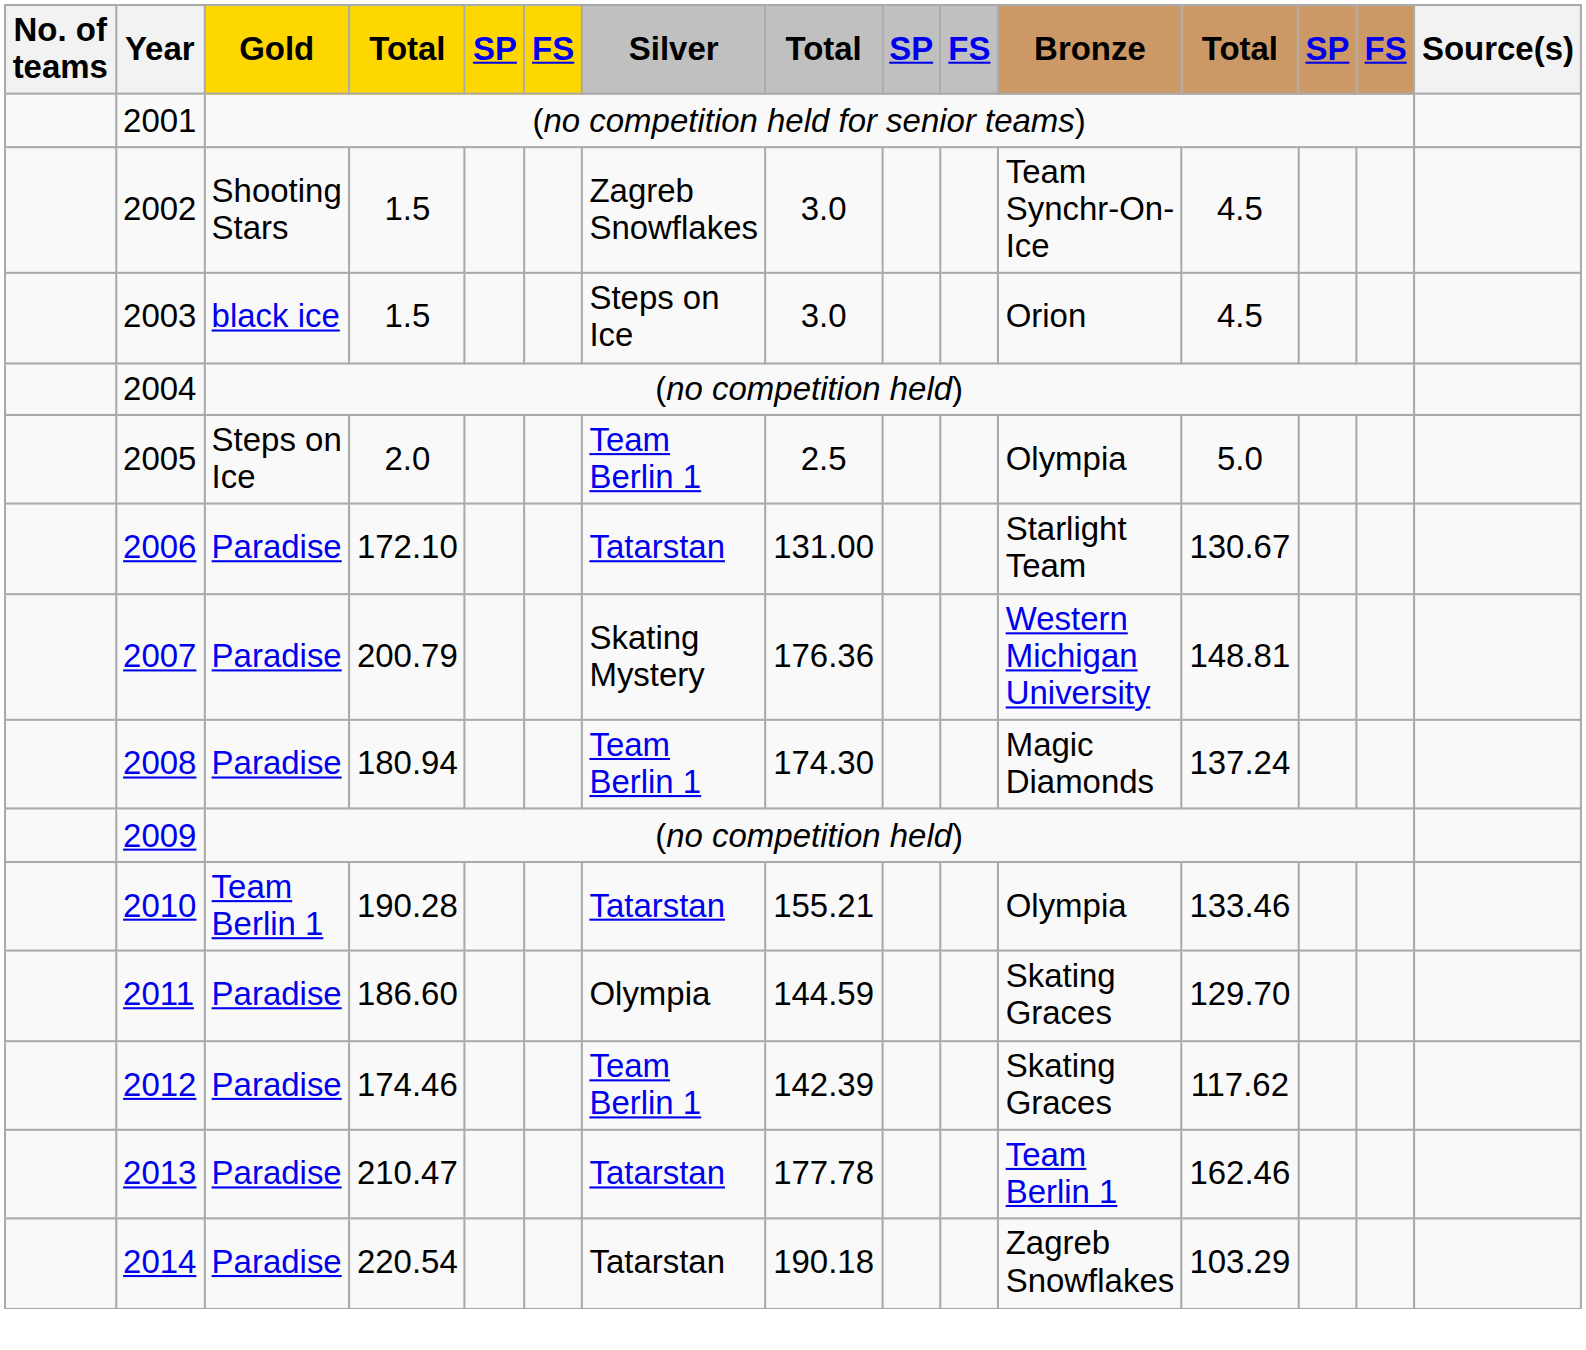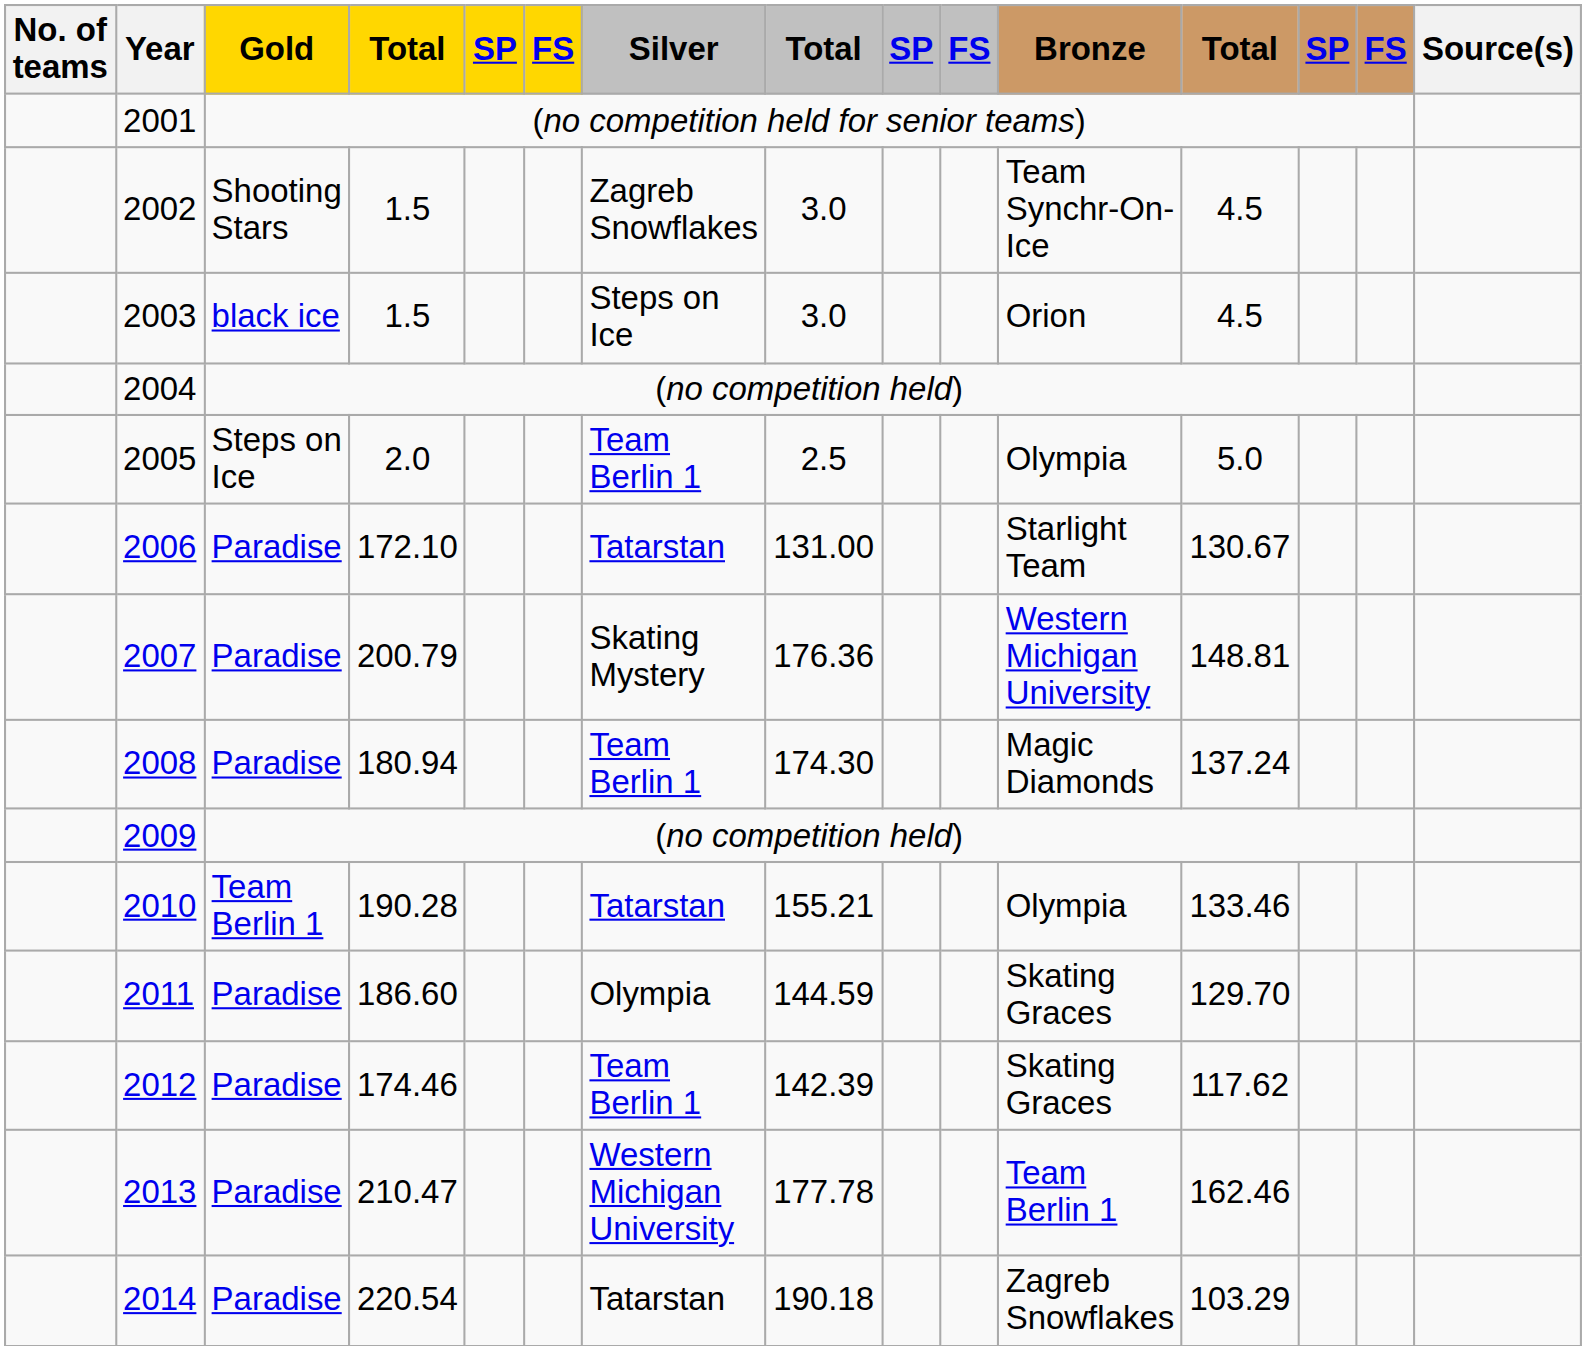(657, 1173) Tatarstan -> (662, 1192) Western Michigan University
